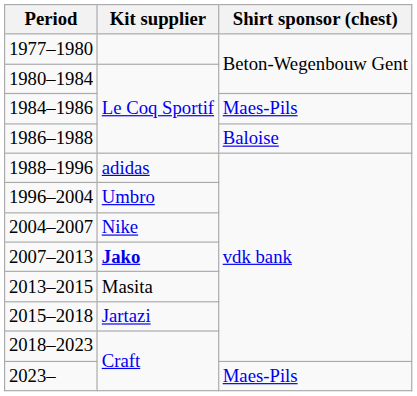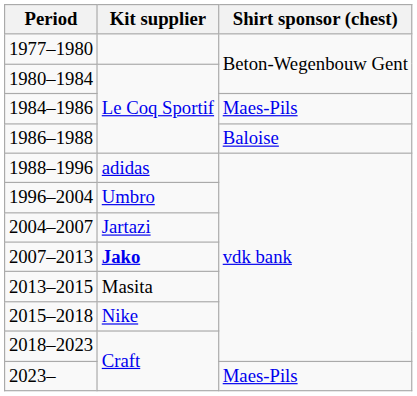(120, 227) Nike -> (126, 227) Jartazi
(126, 316) Jartazi -> (120, 316) Nike
